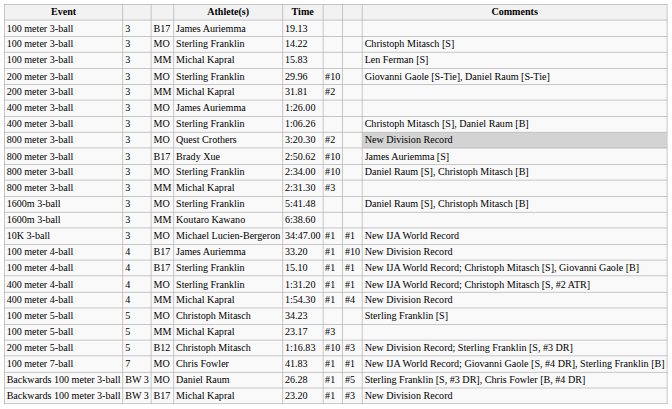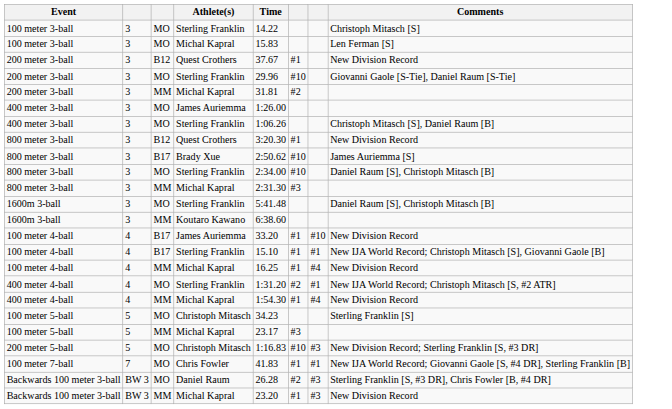- row: (40, 28)
(162, 60) MM -> (162, 44) MO
+ row: (40, 60)
(162, 140) MO -> (162, 140) B12
(330, 140) #2 -> (296, 140) #1
(409, 140) lightgrey background -> (374, 140) no background
- row: (28, 236)
+ row: (40, 268)
(330, 284) #1 -> (296, 284) #2
(162, 348) B12 -> (162, 348) MO
(330, 380) #1 -> (296, 380) #2
(350, 380) #5 -> (315, 380) #3
(162, 396) B17 -> (162, 396) MM
